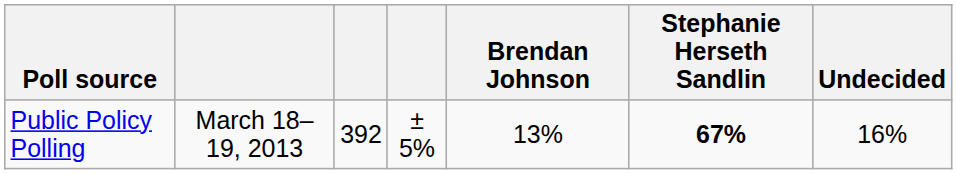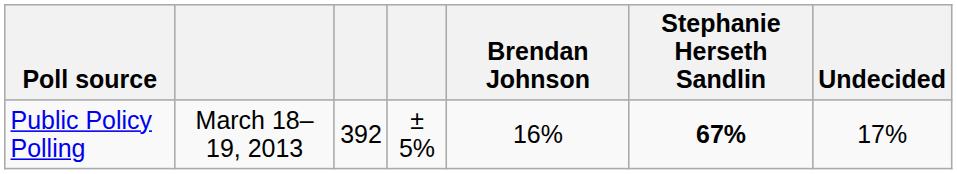(538, 134) 13% -> (538, 134) 16%
(882, 134) 16% -> (882, 134) 17%
